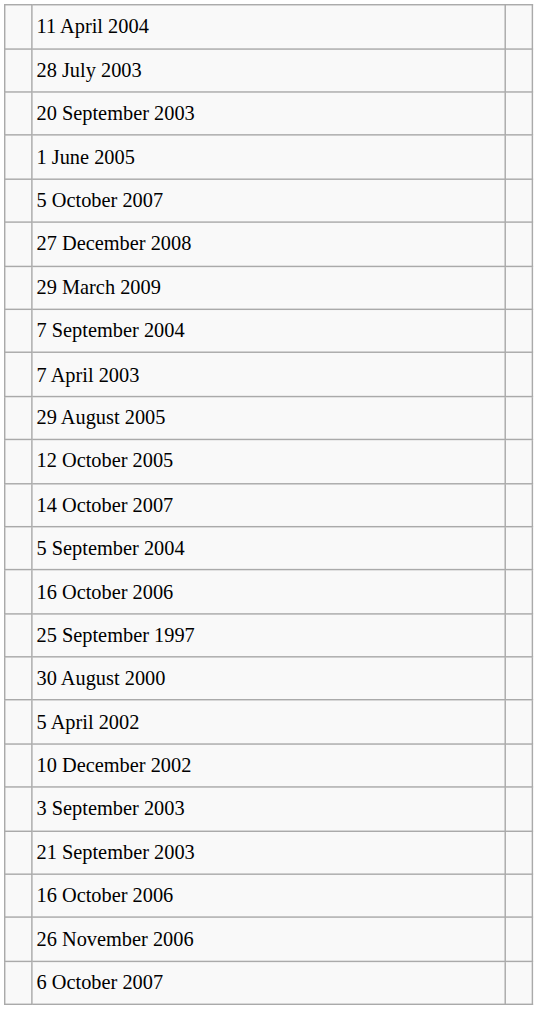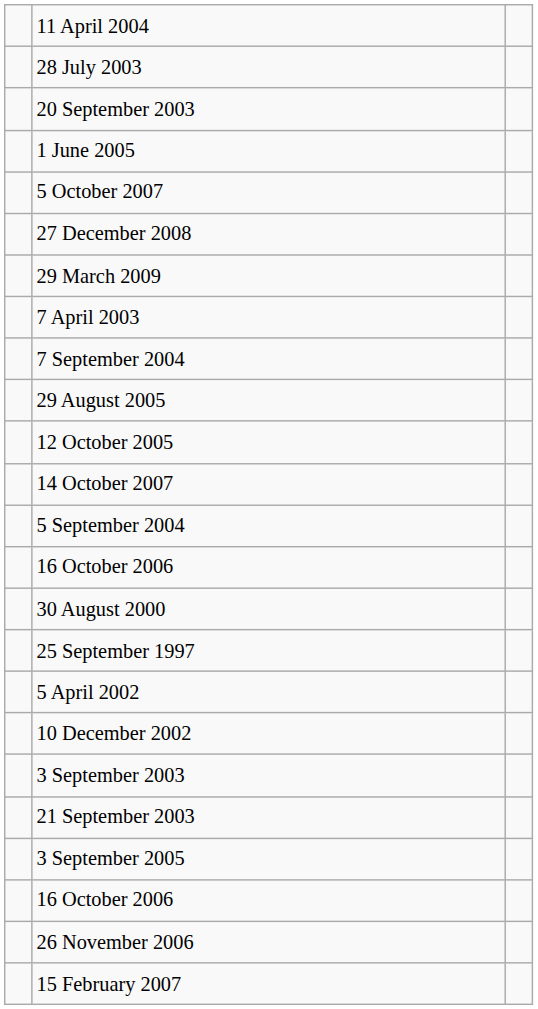rows swapped: (18, 374) <-> (18, 331)
rows swapped: (18, 635) <-> (18, 679)
+ row: (18, 859)
+ row: (18, 984)
- row: (18, 983)
